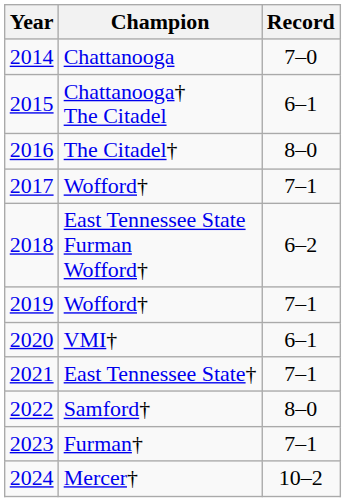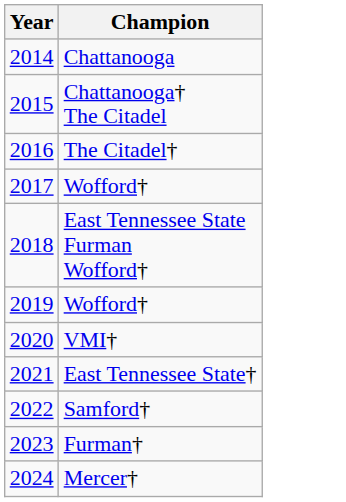- column: (301, 21)
